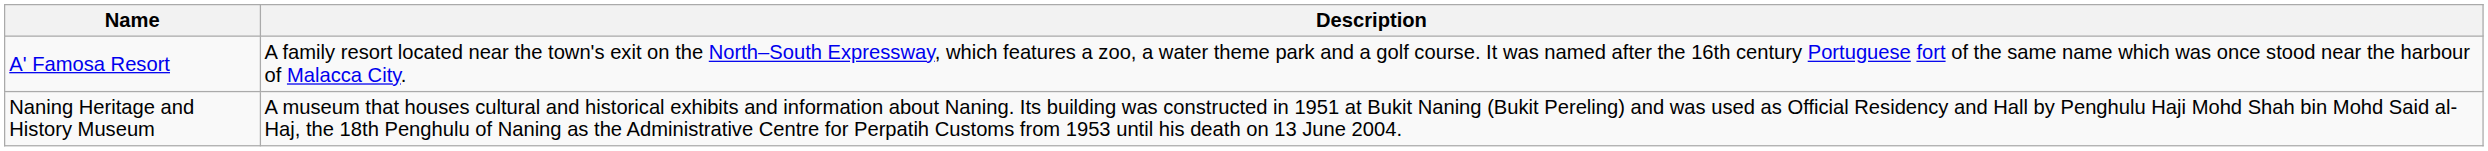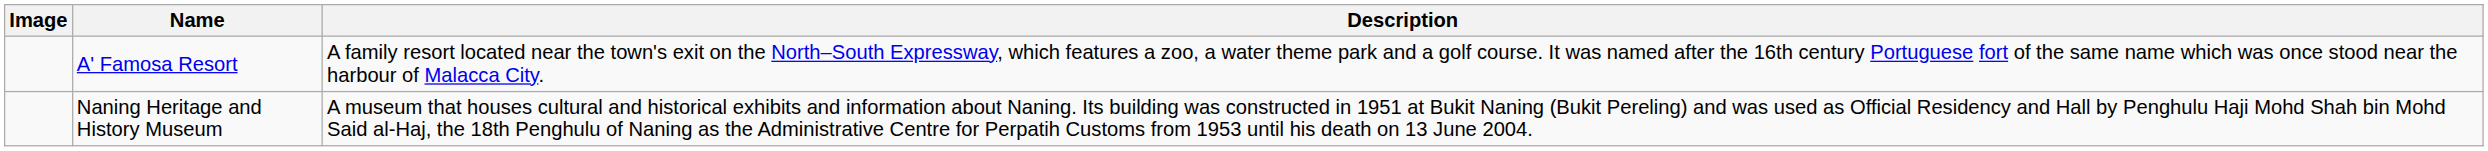+ column: (38, 20)
